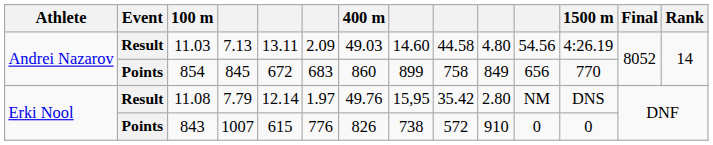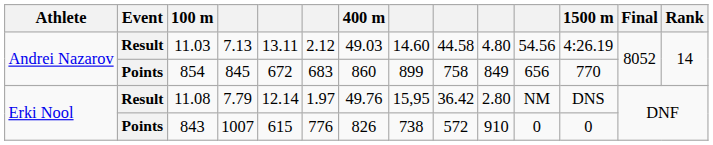(321, 45) 2.09 -> (321, 45) 2.12
(456, 99) 35.42 -> (456, 99) 36.42
